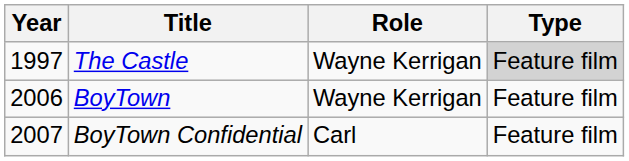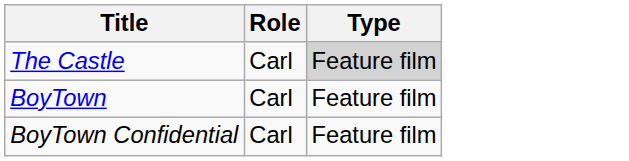- column: (37, 23)
(397, 60) Wayne Kerrigan -> (271, 60) Carl
(397, 98) Wayne Kerrigan -> (271, 98) Carl
